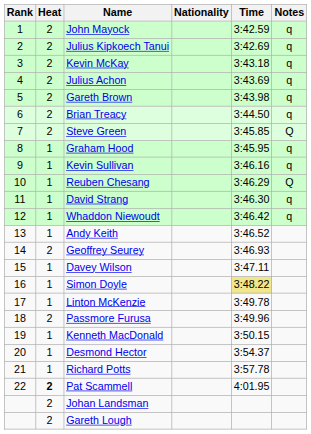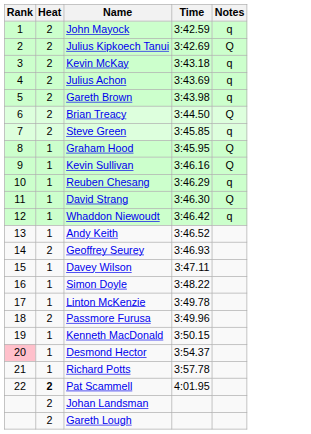- column: (201, 13)
(289, 47) q -> (230, 47) Q
(289, 115) q -> (230, 115) Q
(289, 132) Q -> (230, 132) q
(289, 149) q -> (230, 149) Q
(289, 166) q -> (230, 166) Q
(289, 183) Q -> (230, 183) q
(289, 200) q -> (230, 200) Q
(252, 285) khaki background -> (192, 285) no background
(20, 353) no background -> (20, 353) pink background
